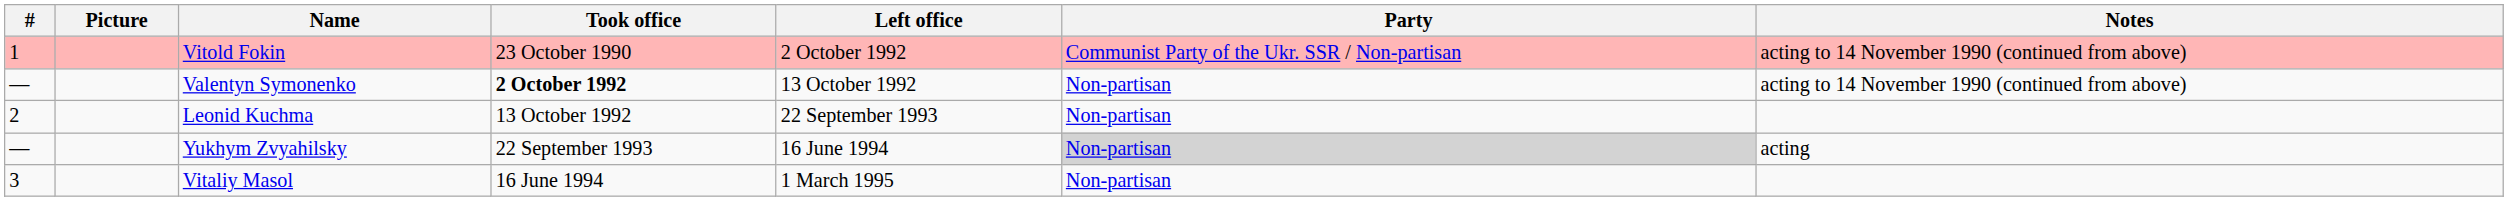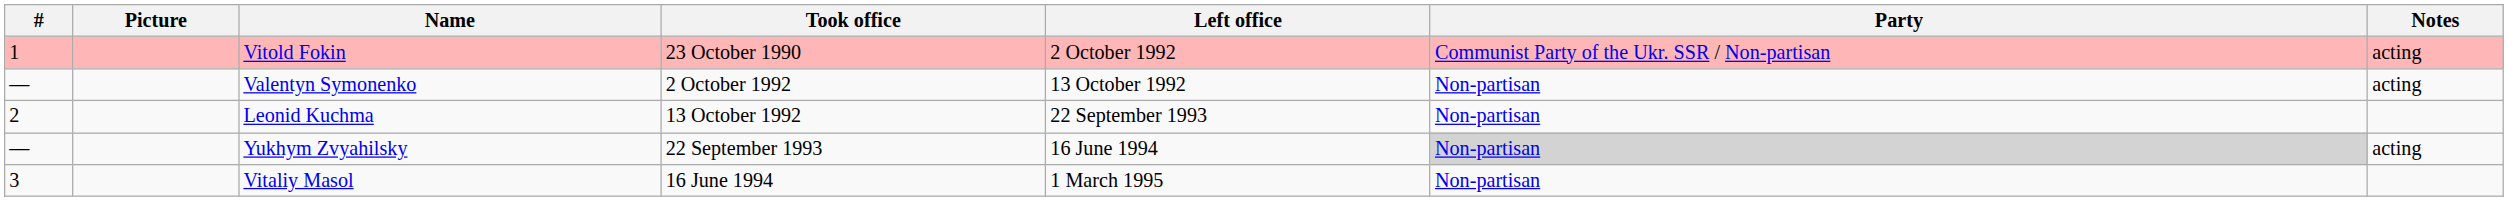(1974, 52) acting to 14 November 1990 (continued from above) -> (2397, 52) acting
(561, 84) bold -> (728, 84) normal
(1974, 84) acting to 14 November 1990 (continued from above) -> (2397, 84) acting
